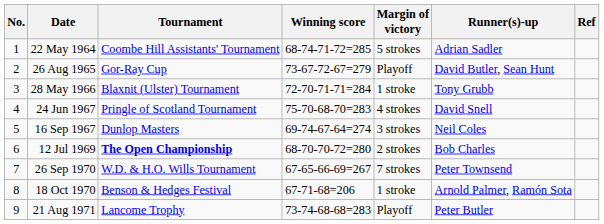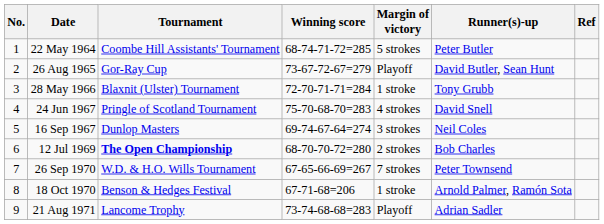(469, 49) Adrian Sadler -> (464, 49) Peter Butler
(464, 209) Peter Butler -> (469, 209) Adrian Sadler
